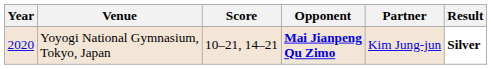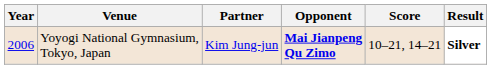columns swapped: (405, 15) <-> (242, 15)
(21, 45) 2020 -> (21, 45) 2006
